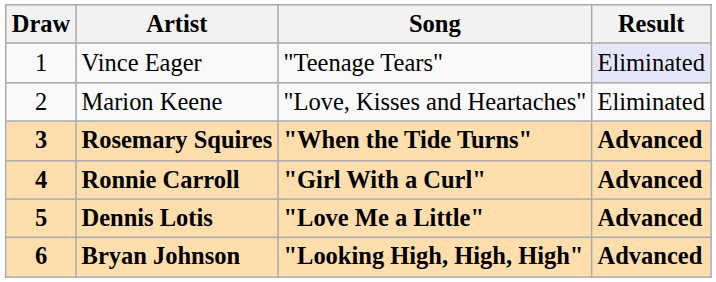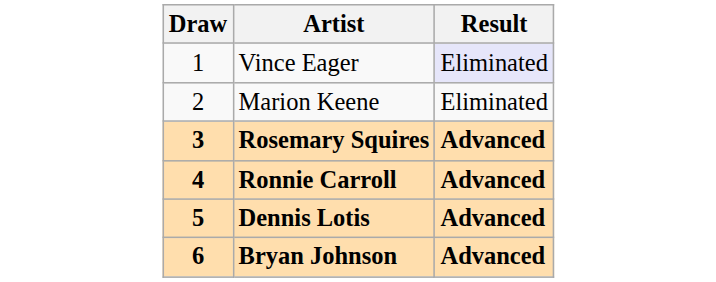- column: (435, 23)
